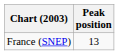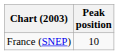(94, 41) 13 -> (94, 41) 10
